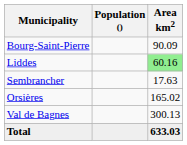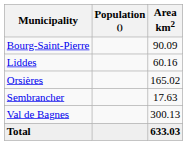(165, 62) lightgreen background -> (165, 62) no background
rows swapped: (25, 97) <-> (36, 80)
